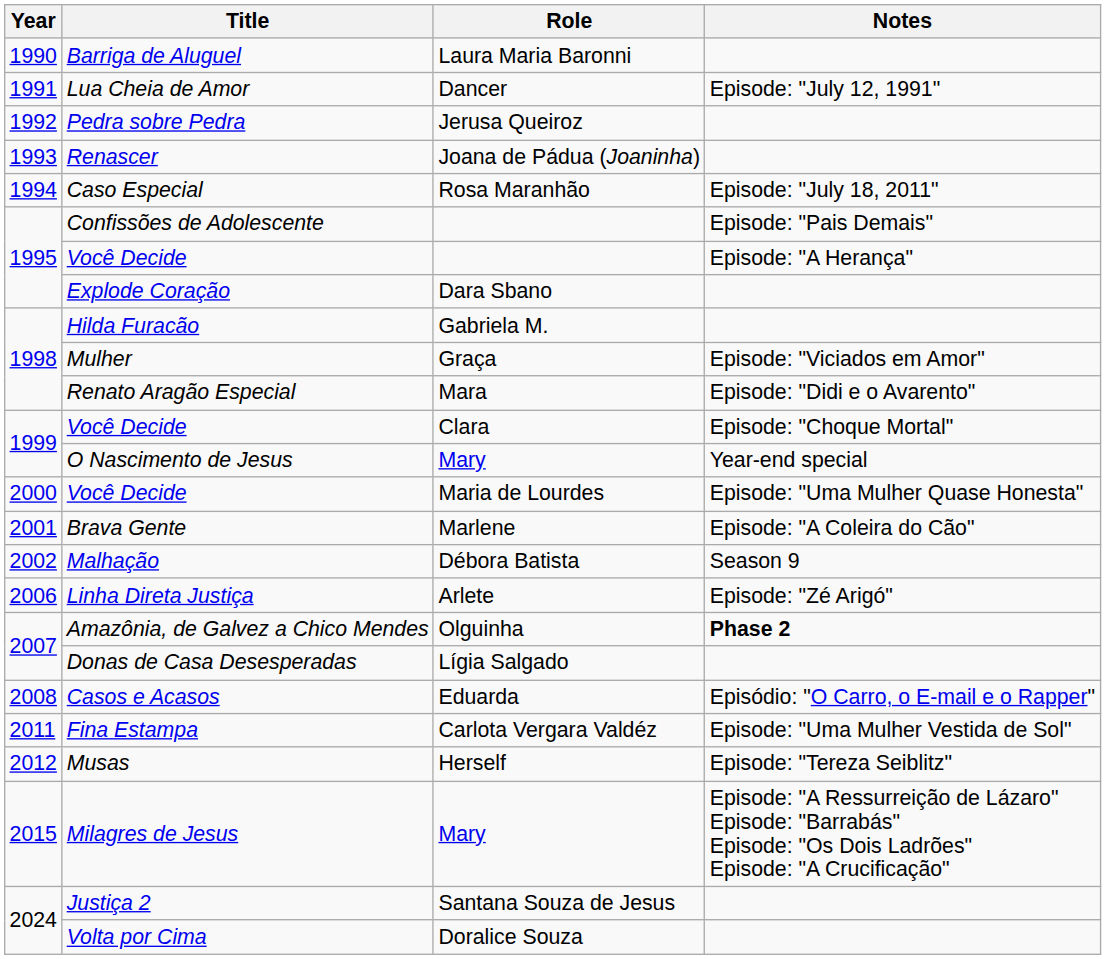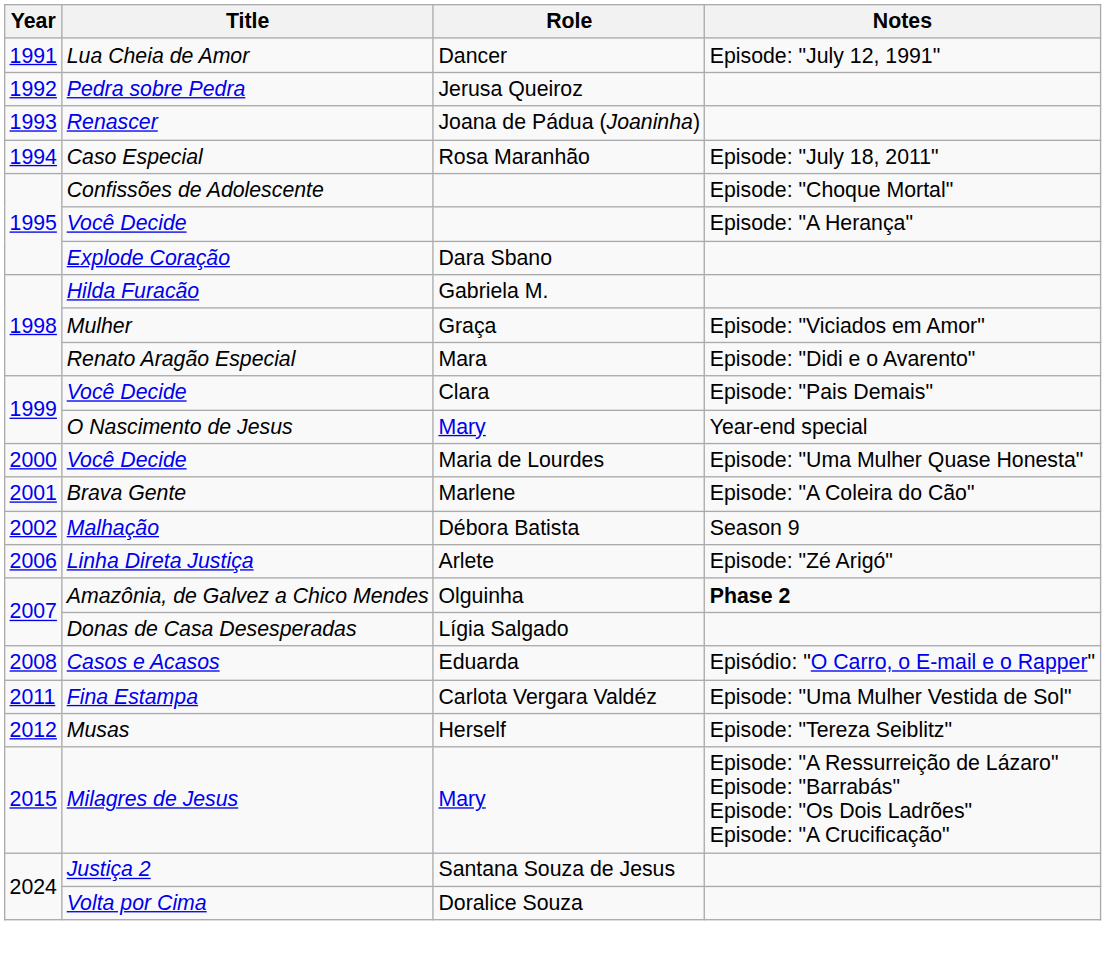- row: (154, 55)
(821, 223) Episode: "Pais Demais" -> (831, 190) Episode: "Choque Mortal"
(831, 426) Episode: "Choque Mortal" -> (821, 392) Episode: "Pais Demais"
